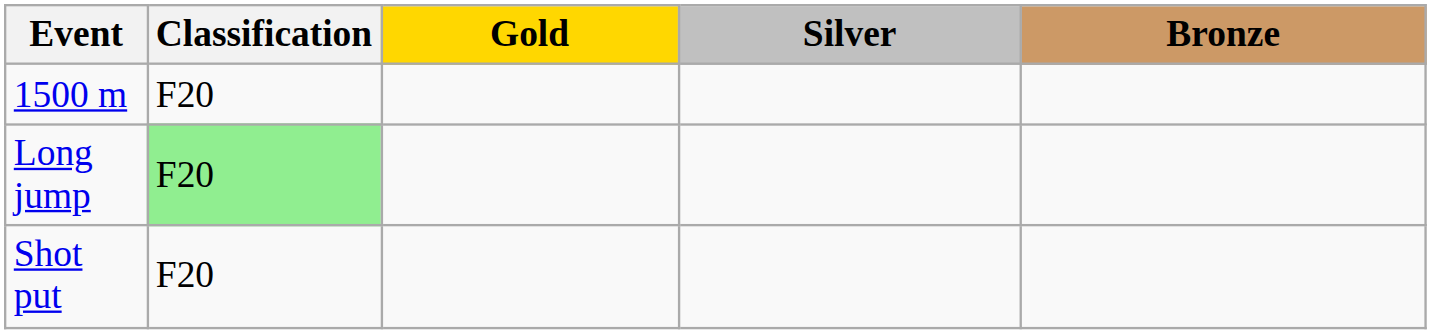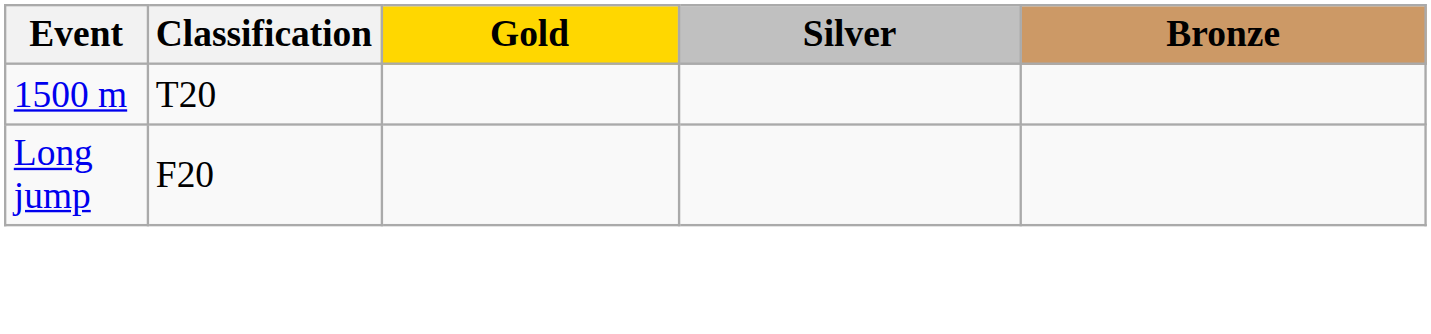(185, 93) F20 -> (186, 93) T20
(185, 174) lightgreen background -> (185, 174) no background
- row: (48, 275)
